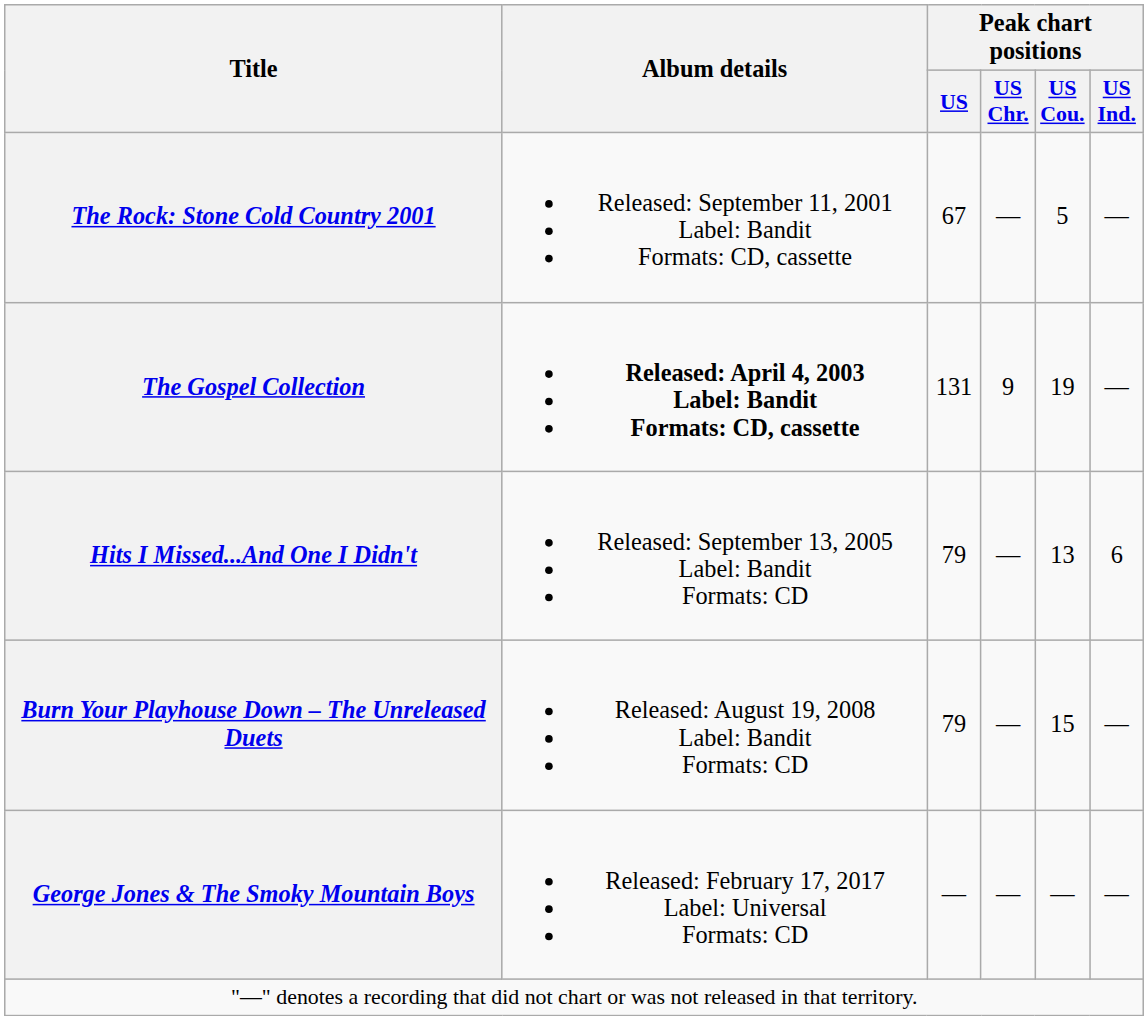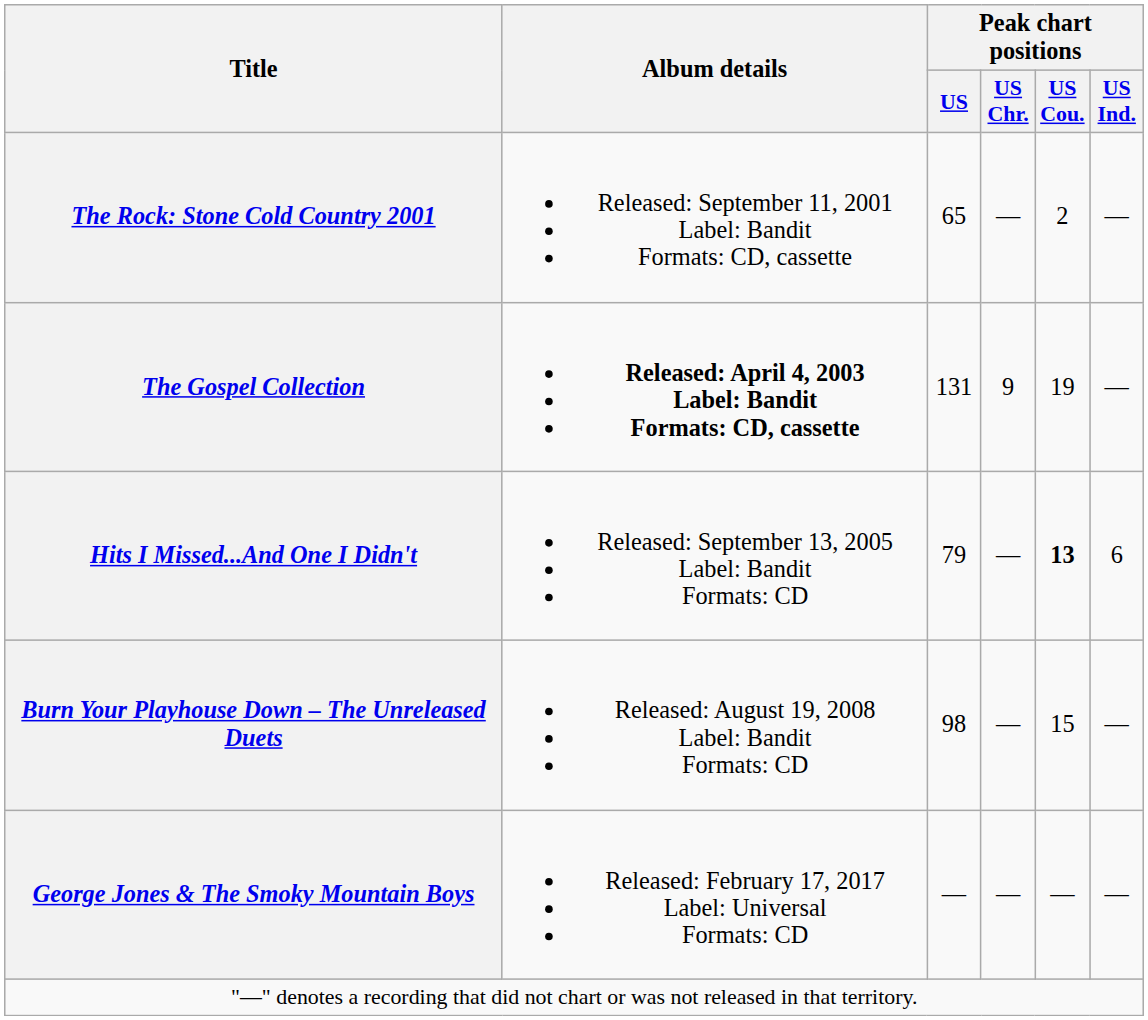(954, 217) 67 -> (954, 217) 65
(1062, 217) 5 -> (1062, 217) 2
(1062, 555) normal -> (1062, 555) bold
(954, 724) 79 -> (954, 724) 98
